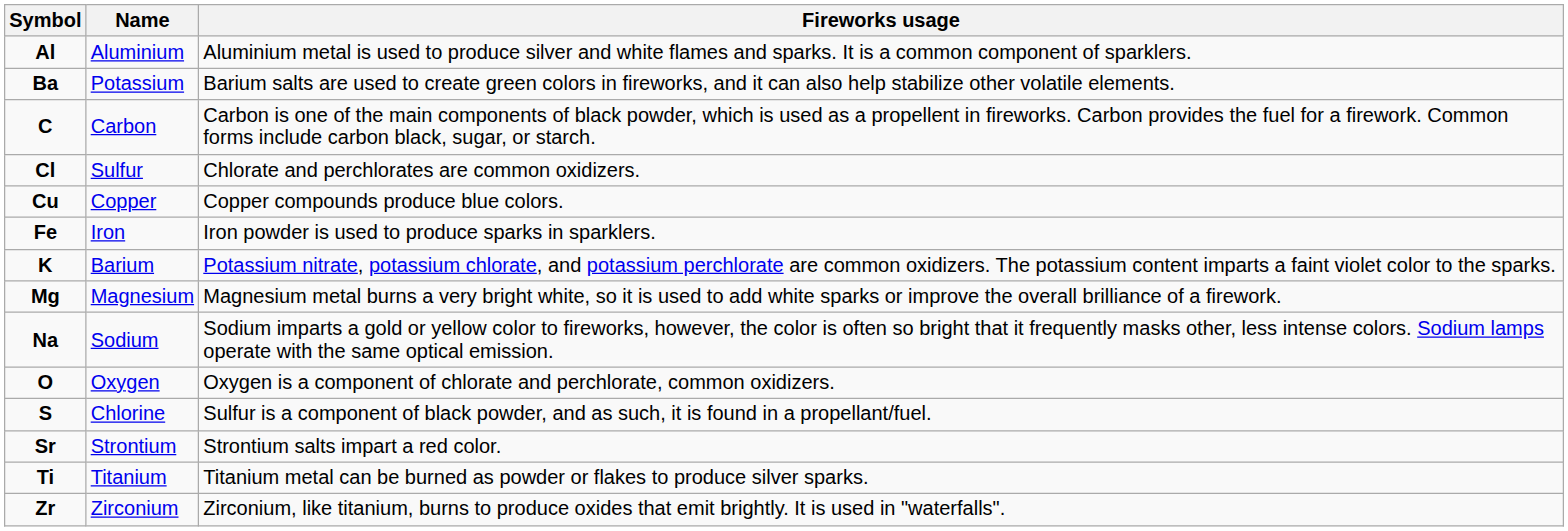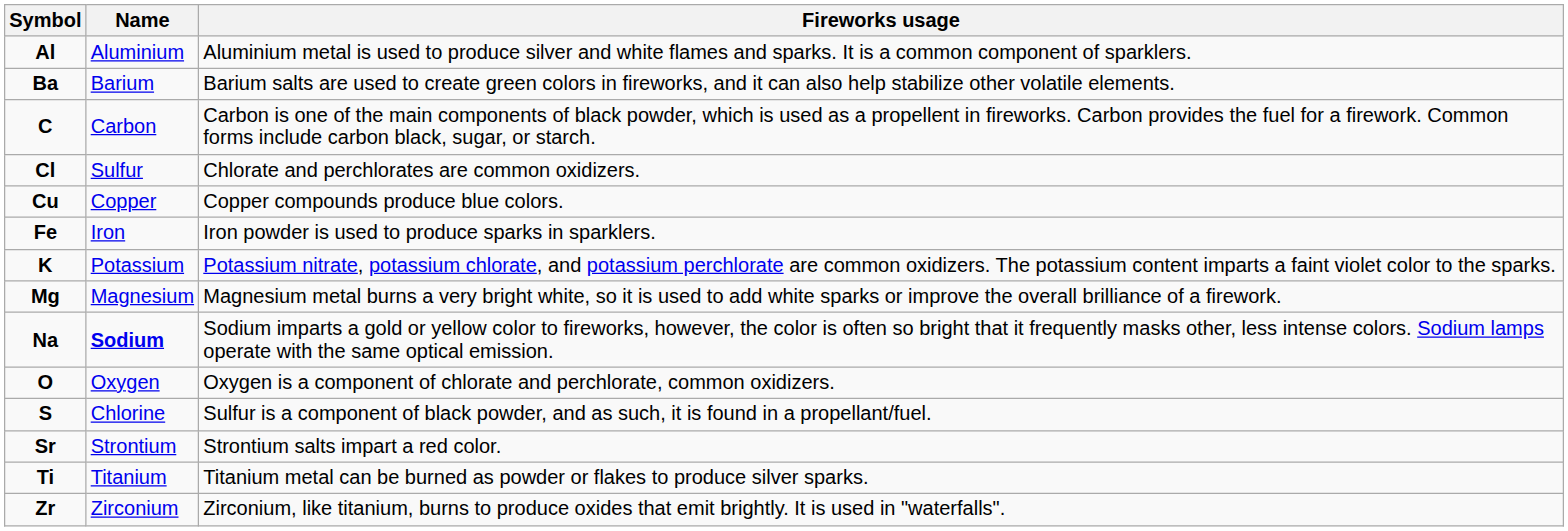(137, 83) Potassium -> (122, 83) Barium
(122, 264) Barium -> (137, 264) Potassium
(125, 339) normal -> (127, 339) bold
